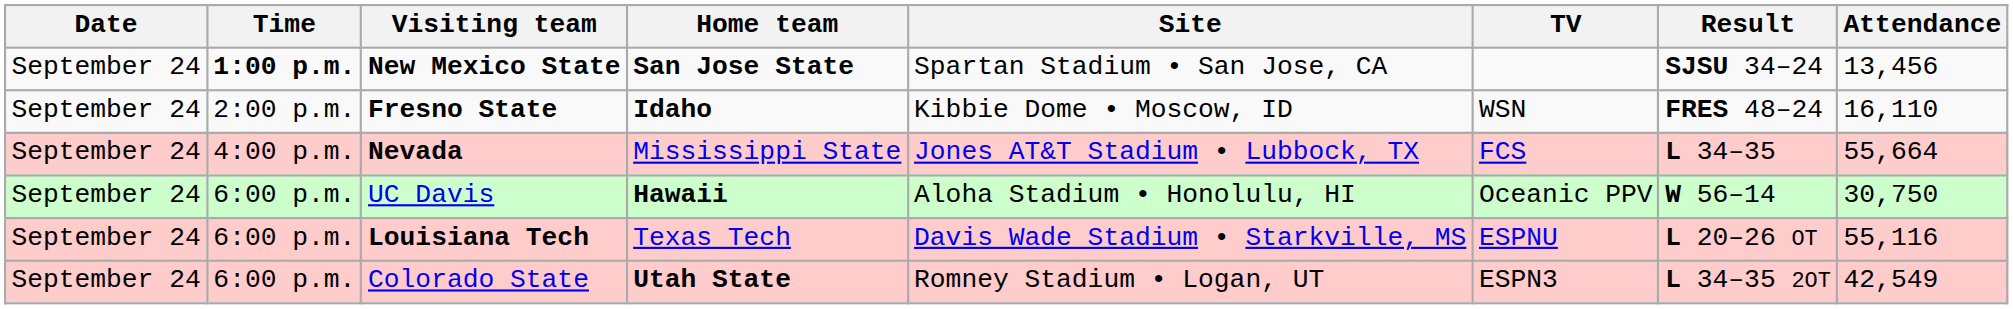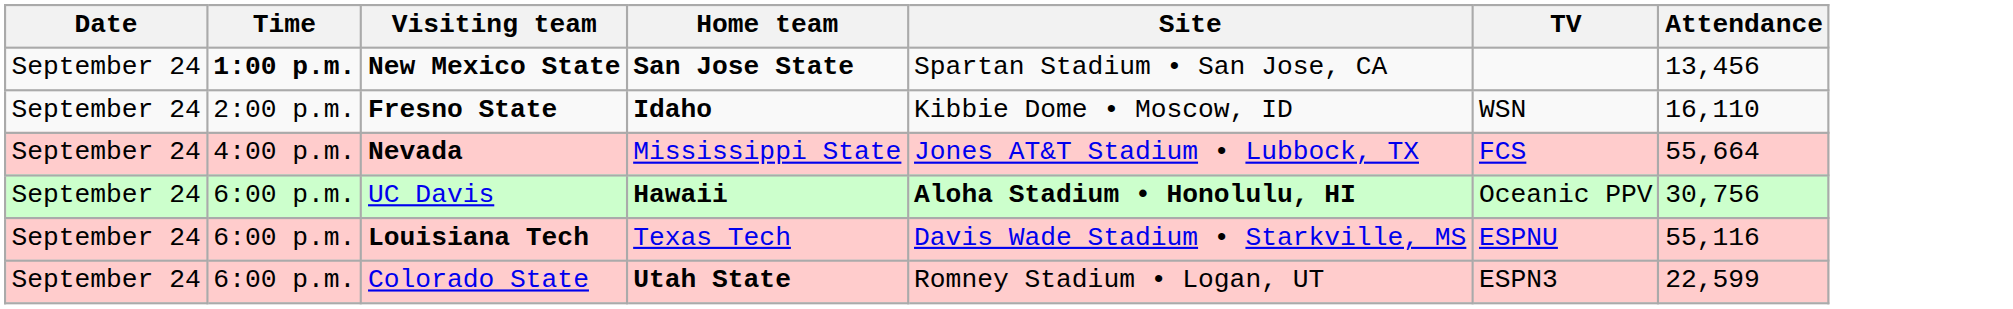- column: (1748, 27)
(1135, 197) normal -> (1135, 197) bold
(1891, 197) 30,750 -> (1713, 197) 30,756
(1891, 281) 42,549 -> (1713, 281) 22,599
